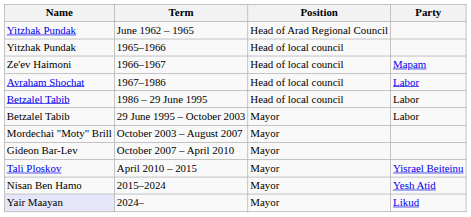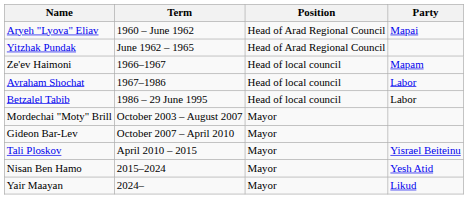+ row: (155, 30)
- row: (141, 47)
- row: (181, 116)
(35, 202) lavender background -> (35, 185) no background
